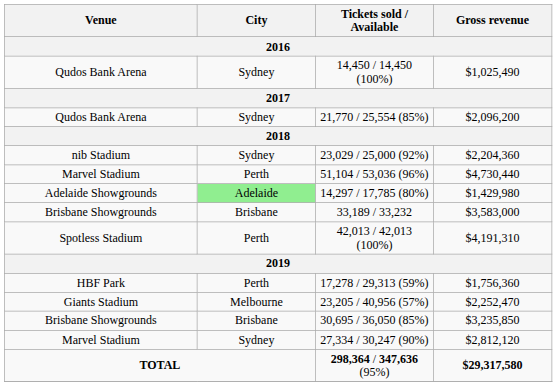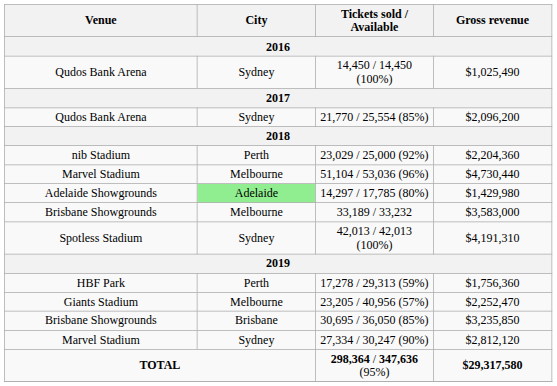(256, 155) Sydney -> (256, 155) Perth
(256, 174) Perth -> (256, 174) Melbourne
(256, 212) Brisbane -> (256, 212) Melbourne
(256, 238) Perth -> (256, 238) Sydney
